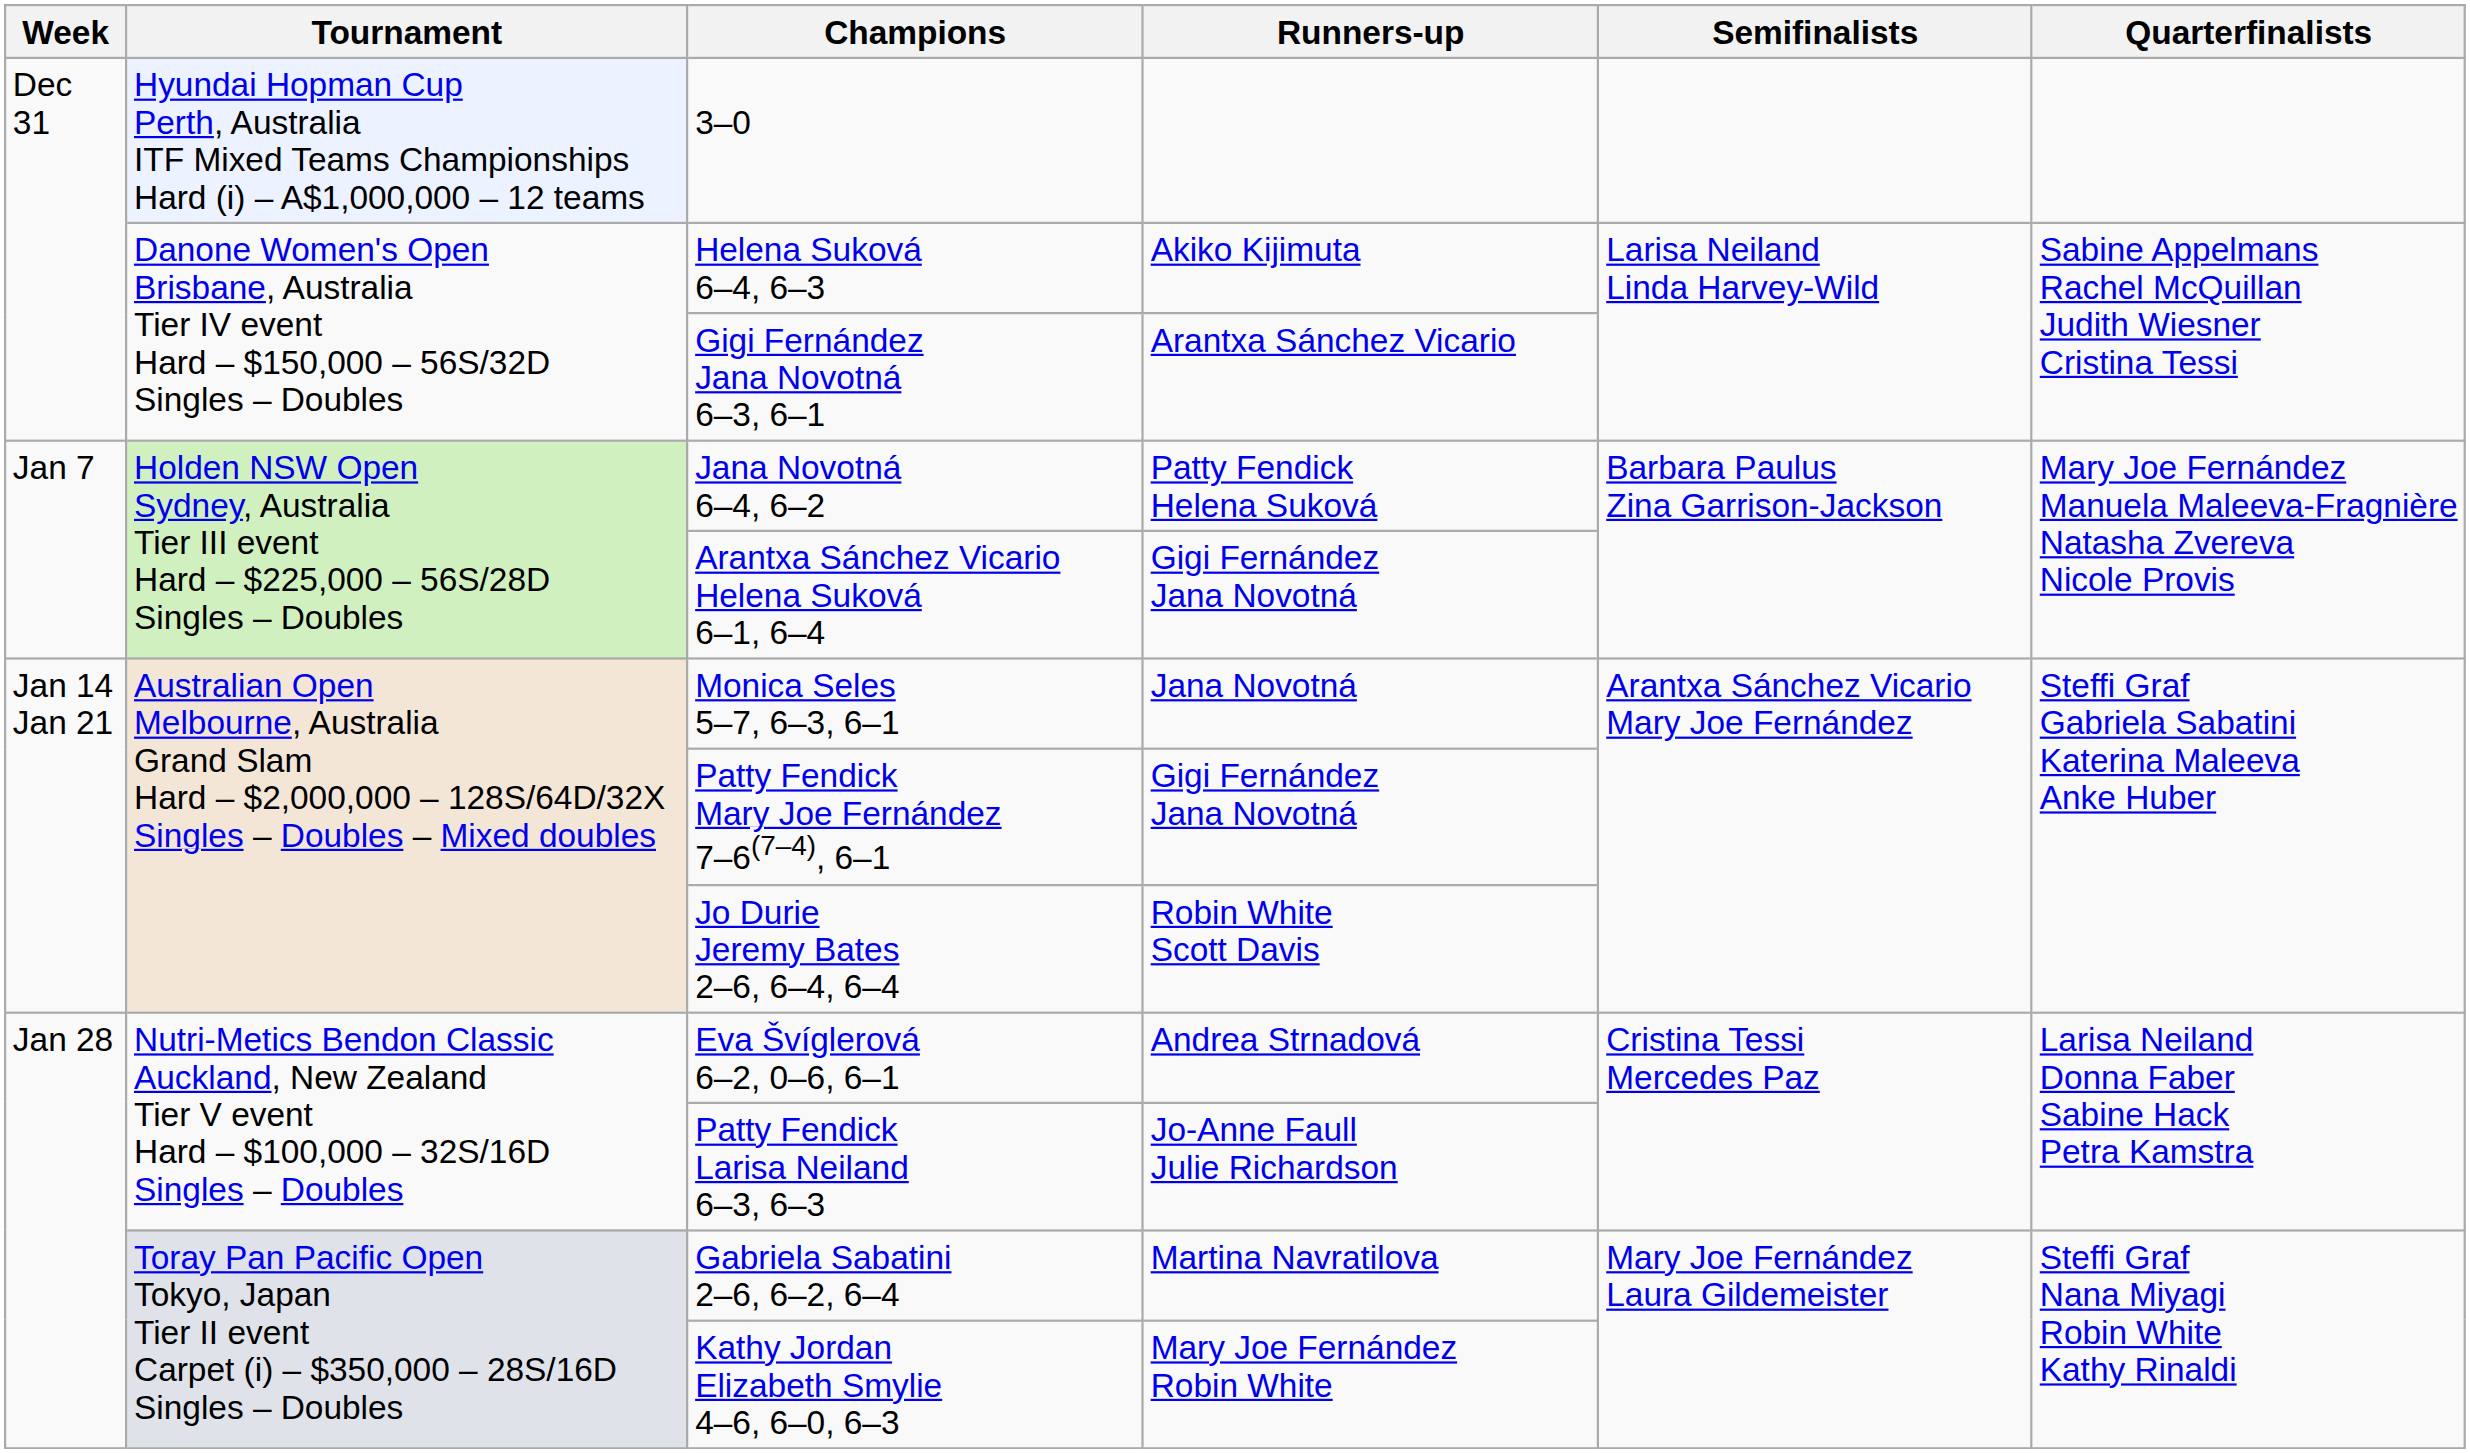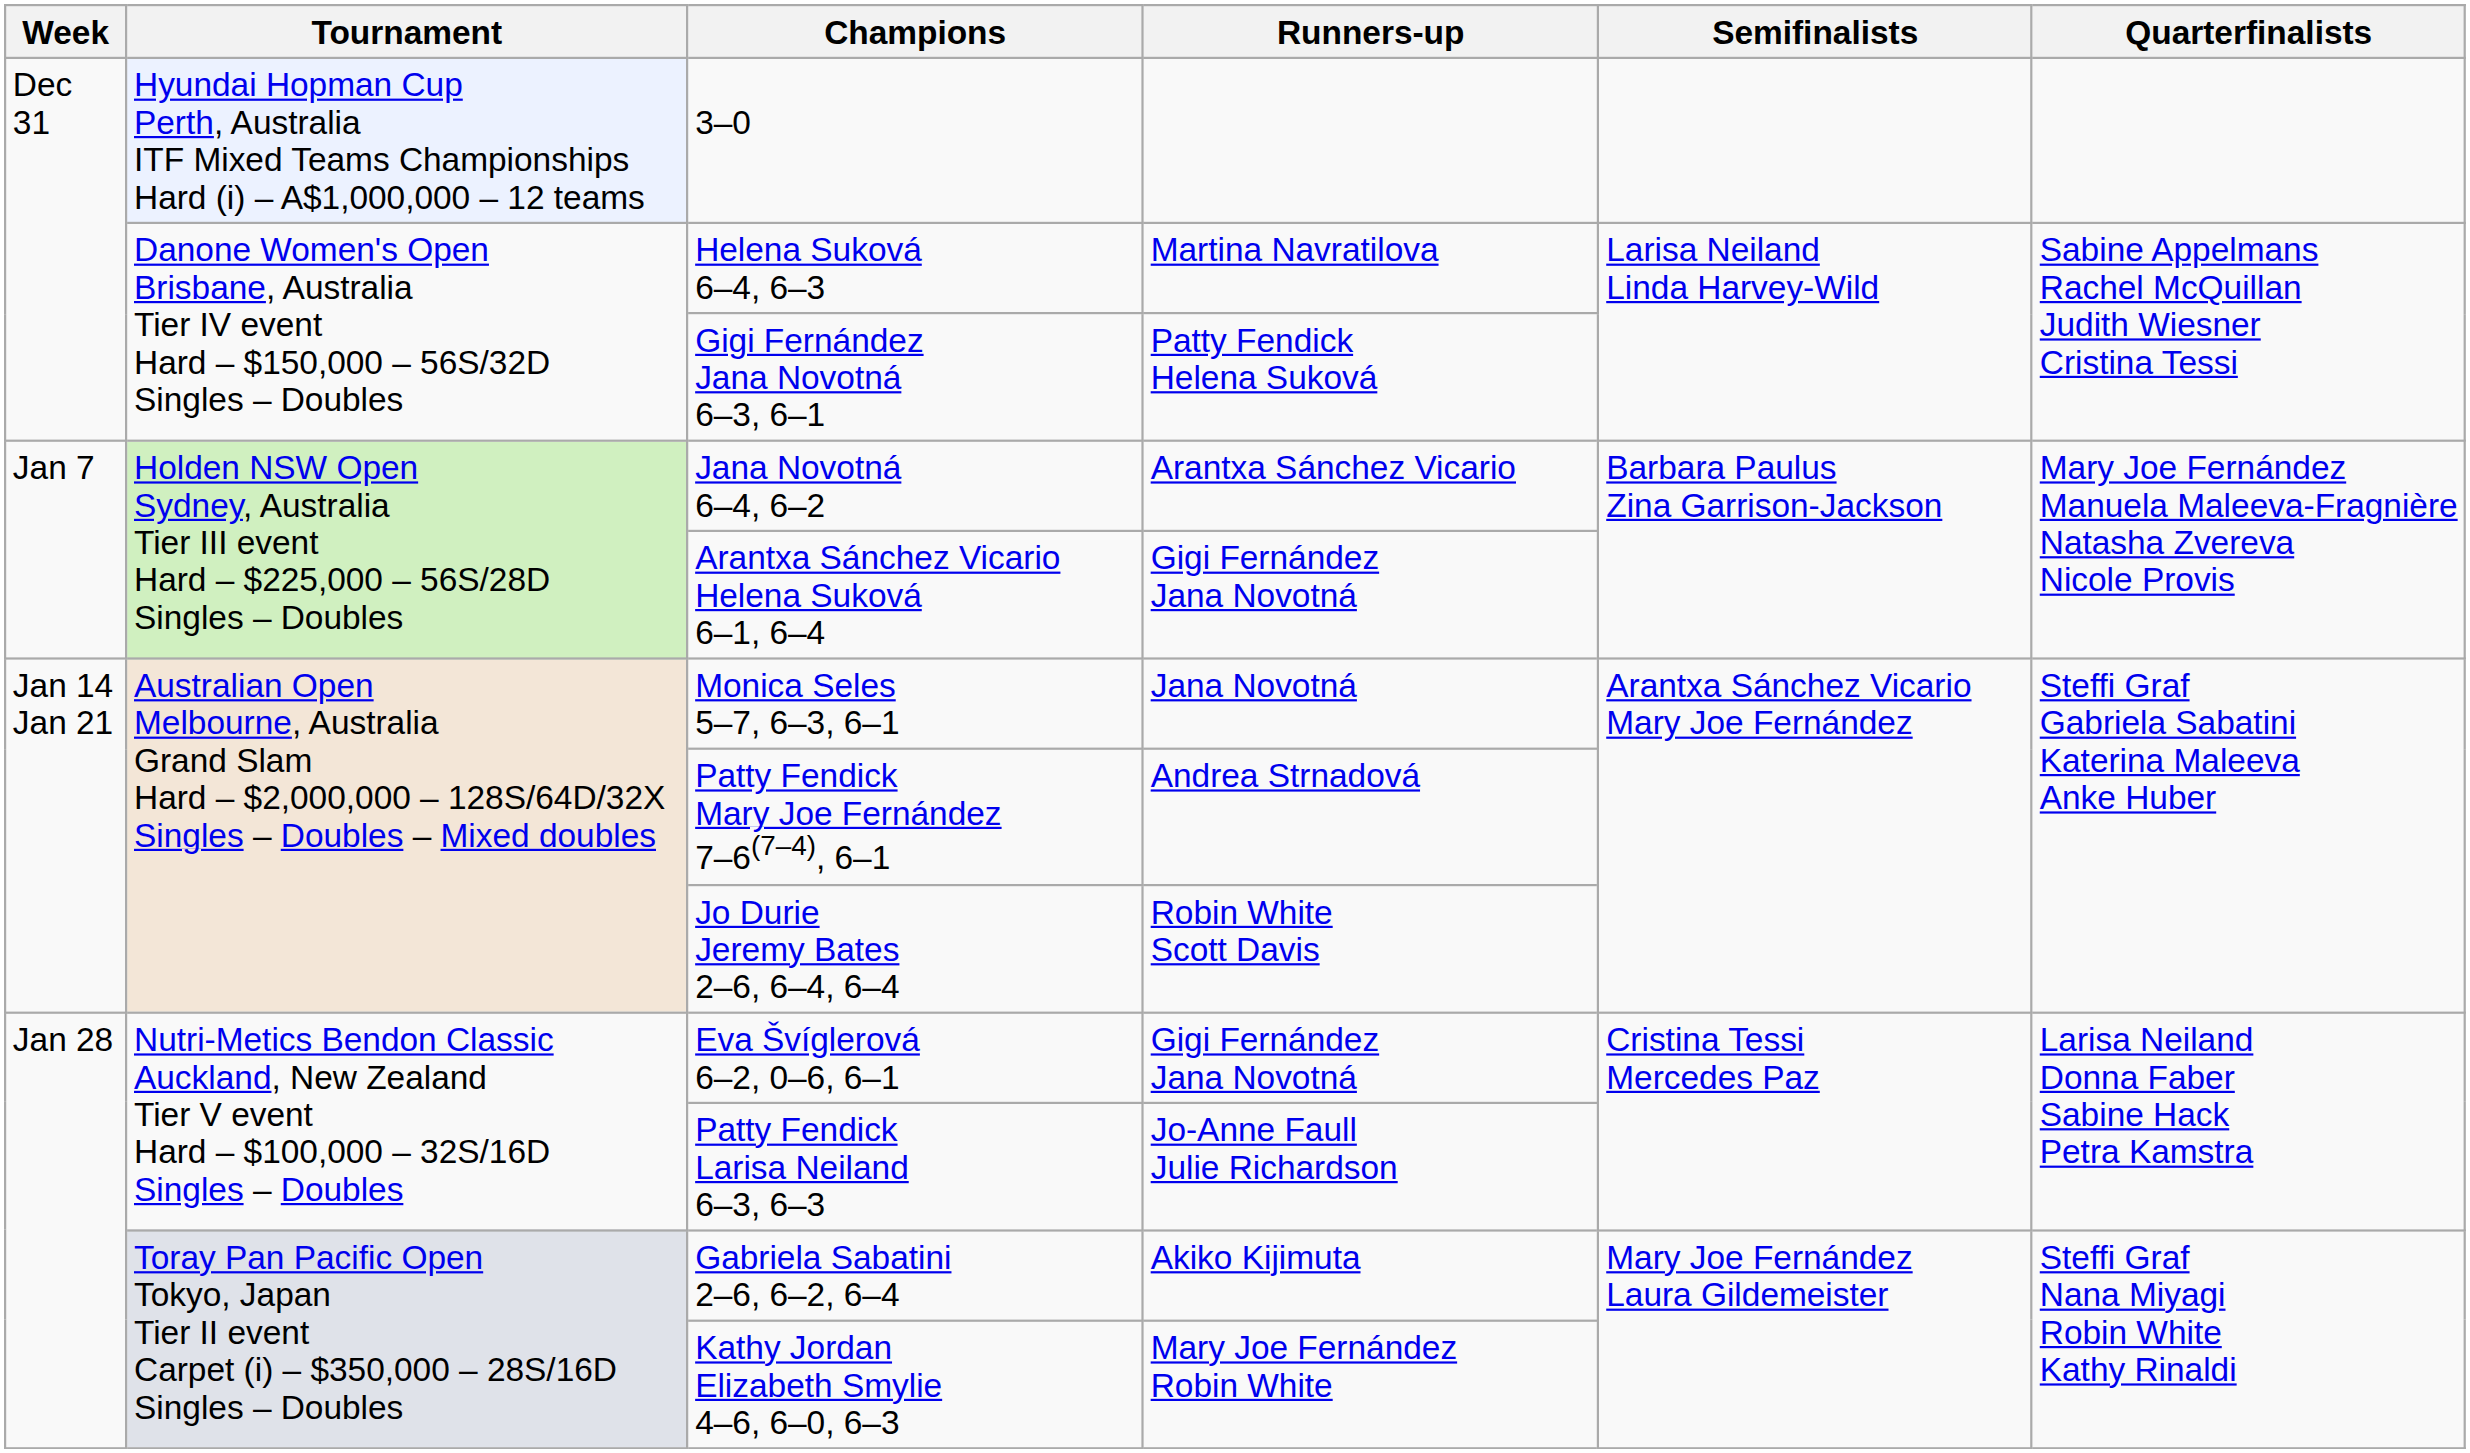(1256, 250) Akiko Kijimuta -> (1295, 250) Martina Navratilova
(1333, 340) Arantxa Sánchez Vicario -> (1264, 359) Patty Fendick Helena Suková
(1264, 487) Patty Fendick Helena Suková -> (1333, 468) Arantxa Sánchez Vicario
(1265, 795) Gigi Fernández Jana Novotná -> (1285, 776) Andrea Strnadová
(1285, 1039) Andrea Strnadová -> (1265, 1057) Gigi Fernández Jana Novotná
(1295, 1257) Martina Navratilova -> (1256, 1257) Akiko Kijimuta
